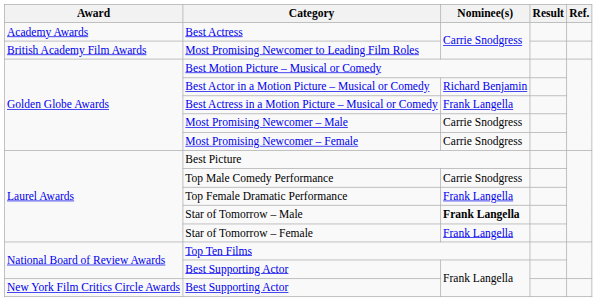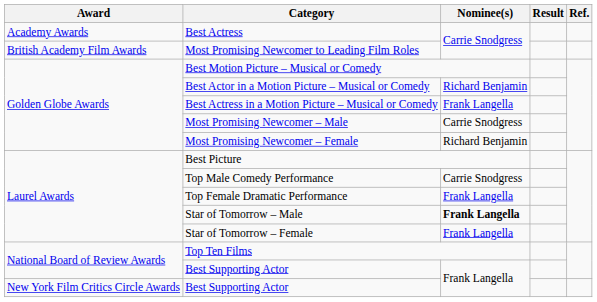(483, 141) Carrie Snodgress -> (485, 141) Richard Benjamin
